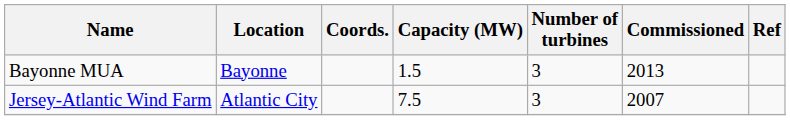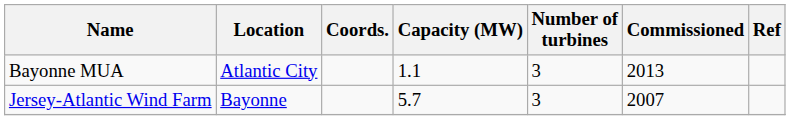(254, 70) Bayonne -> (269, 70) Atlantic City
(409, 70) 1.5 -> (409, 70) 1.1
(269, 99) Atlantic City -> (254, 99) Bayonne
(409, 99) 7.5 -> (409, 99) 5.7
